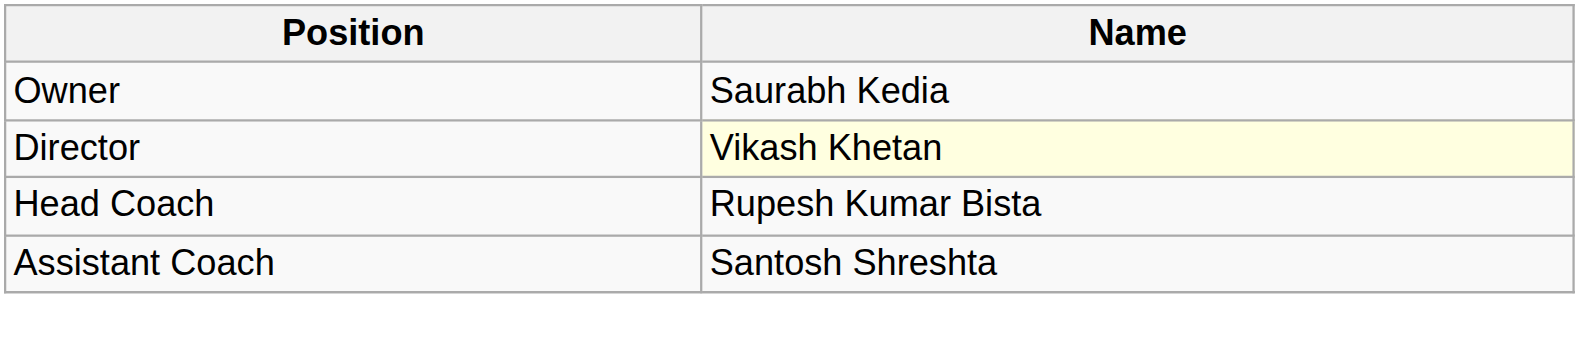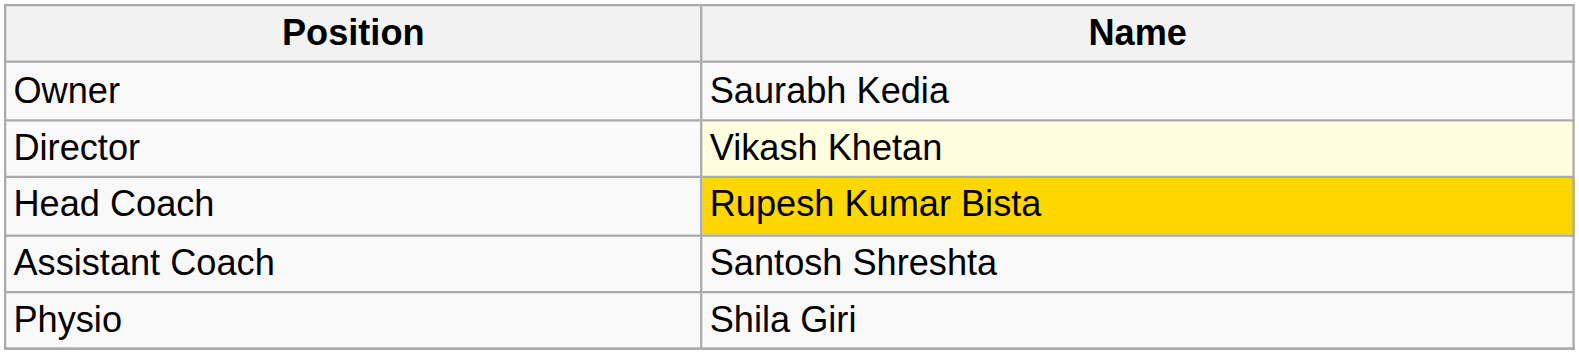(876, 205) no background -> (876, 205) gold background
+ row: (68, 319)
